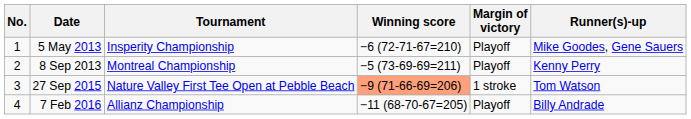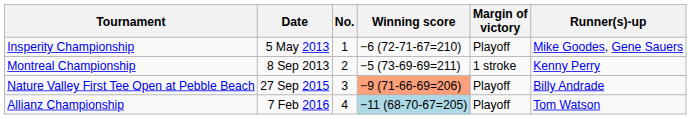columns swapped: (17, 21) <-> (231, 21)
(491, 66) Playoff -> (495, 66) 1 stroke
(495, 86) 1 stroke -> (491, 86) Playoff
(567, 86) Tom Watson -> (569, 86) Billy Andrade
(414, 105) no background -> (414, 105) lightblue background
(569, 105) Billy Andrade -> (567, 105) Tom Watson
